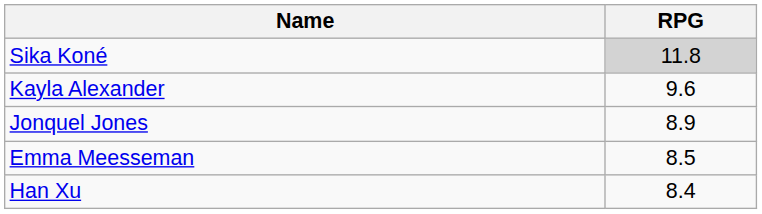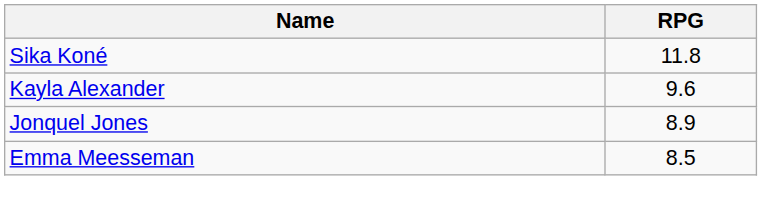(681, 55) lightgrey background -> (681, 55) no background
- row: (45, 191)
